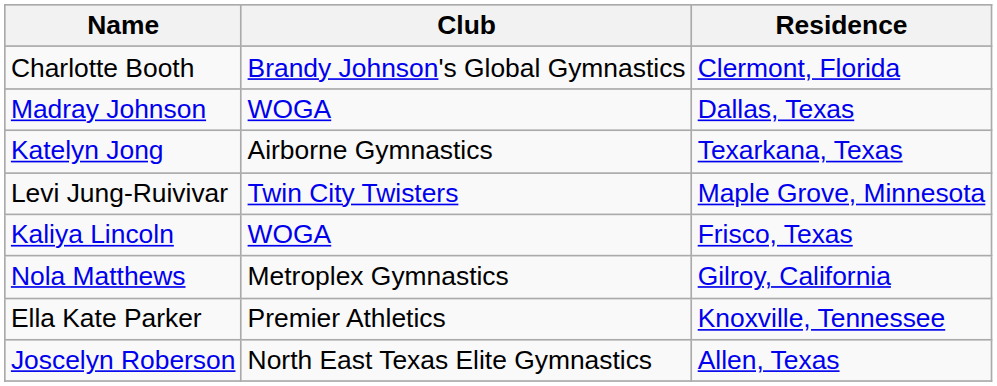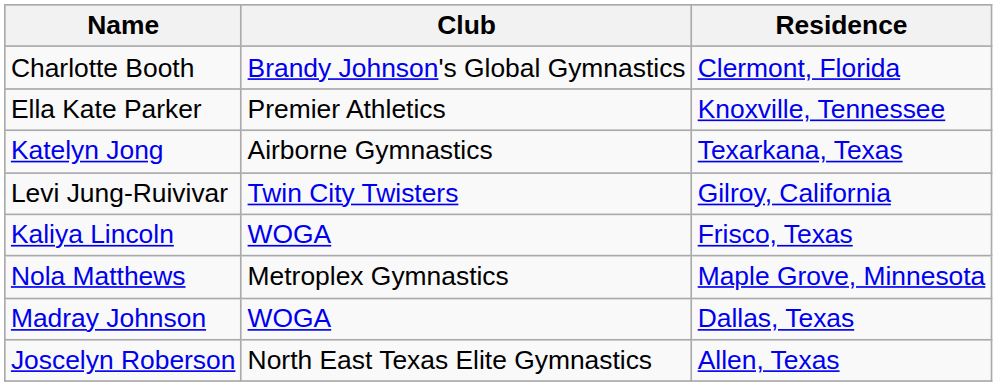rows swapped: (109, 109) <-> (106, 318)
(842, 192) Maple Grove, Minnesota -> (794, 192) Gilroy, California
(794, 276) Gilroy, California -> (842, 276) Maple Grove, Minnesota
